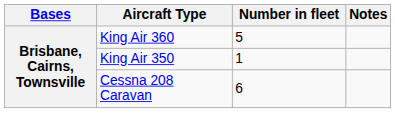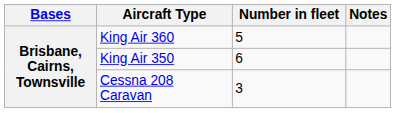(239, 59) 1 -> (239, 59) 6
(239, 88) 6 -> (239, 88) 3
